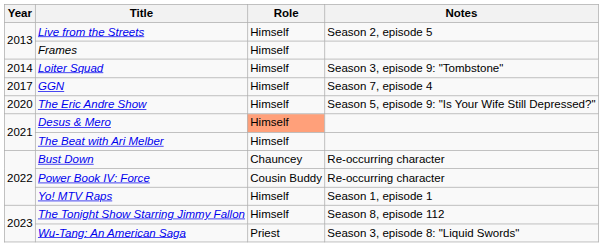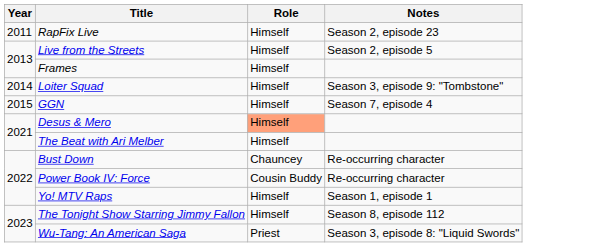+ row: (68, 31)
(20, 86) 2017 -> (20, 104) 2015
- row: (92, 104)
